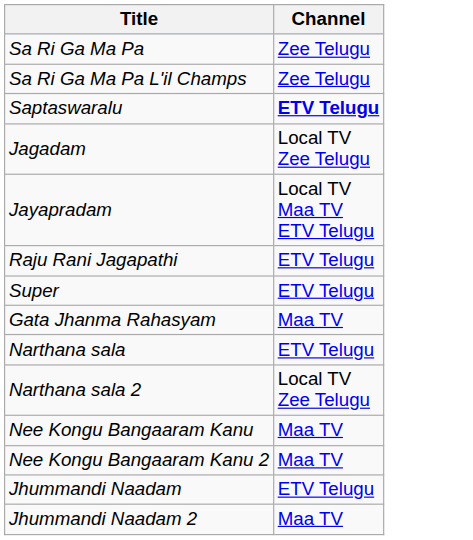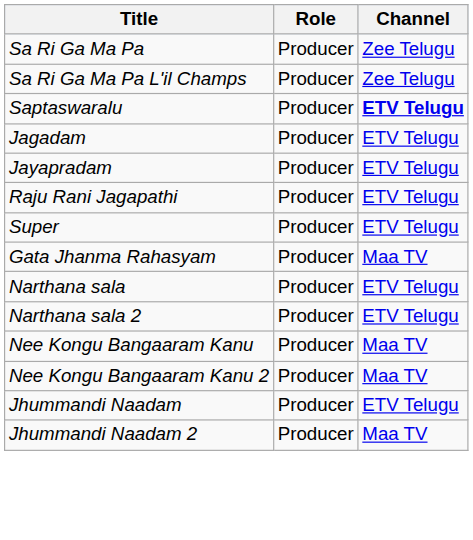+ column: (316, 19)
(324, 148) Local TV Zee Telugu -> (411, 138) ETV Telugu
(326, 209) Local TV Maa TV ETV Telugu -> (411, 167) ETV Telugu
(324, 389) Local TV Zee Telugu -> (411, 316) ETV Telugu
